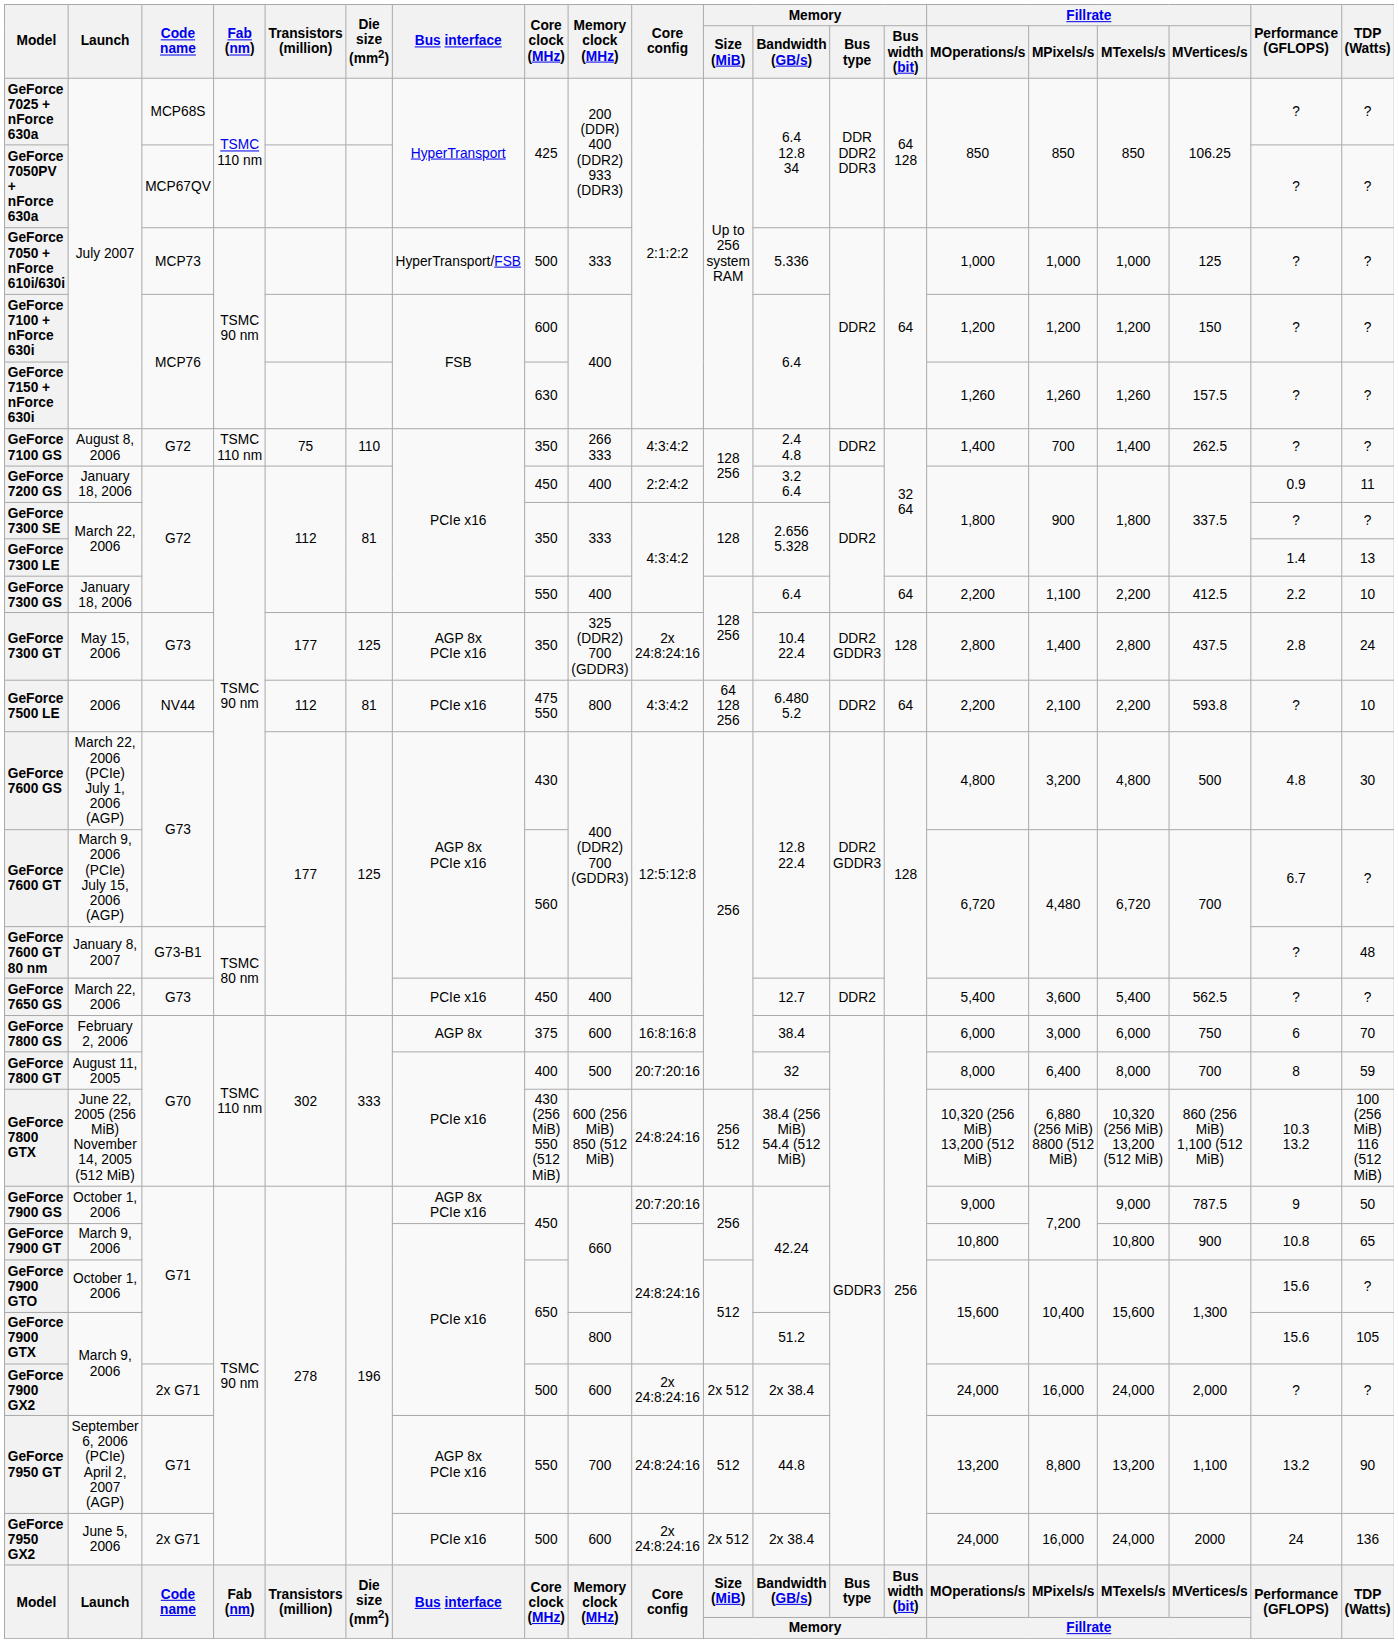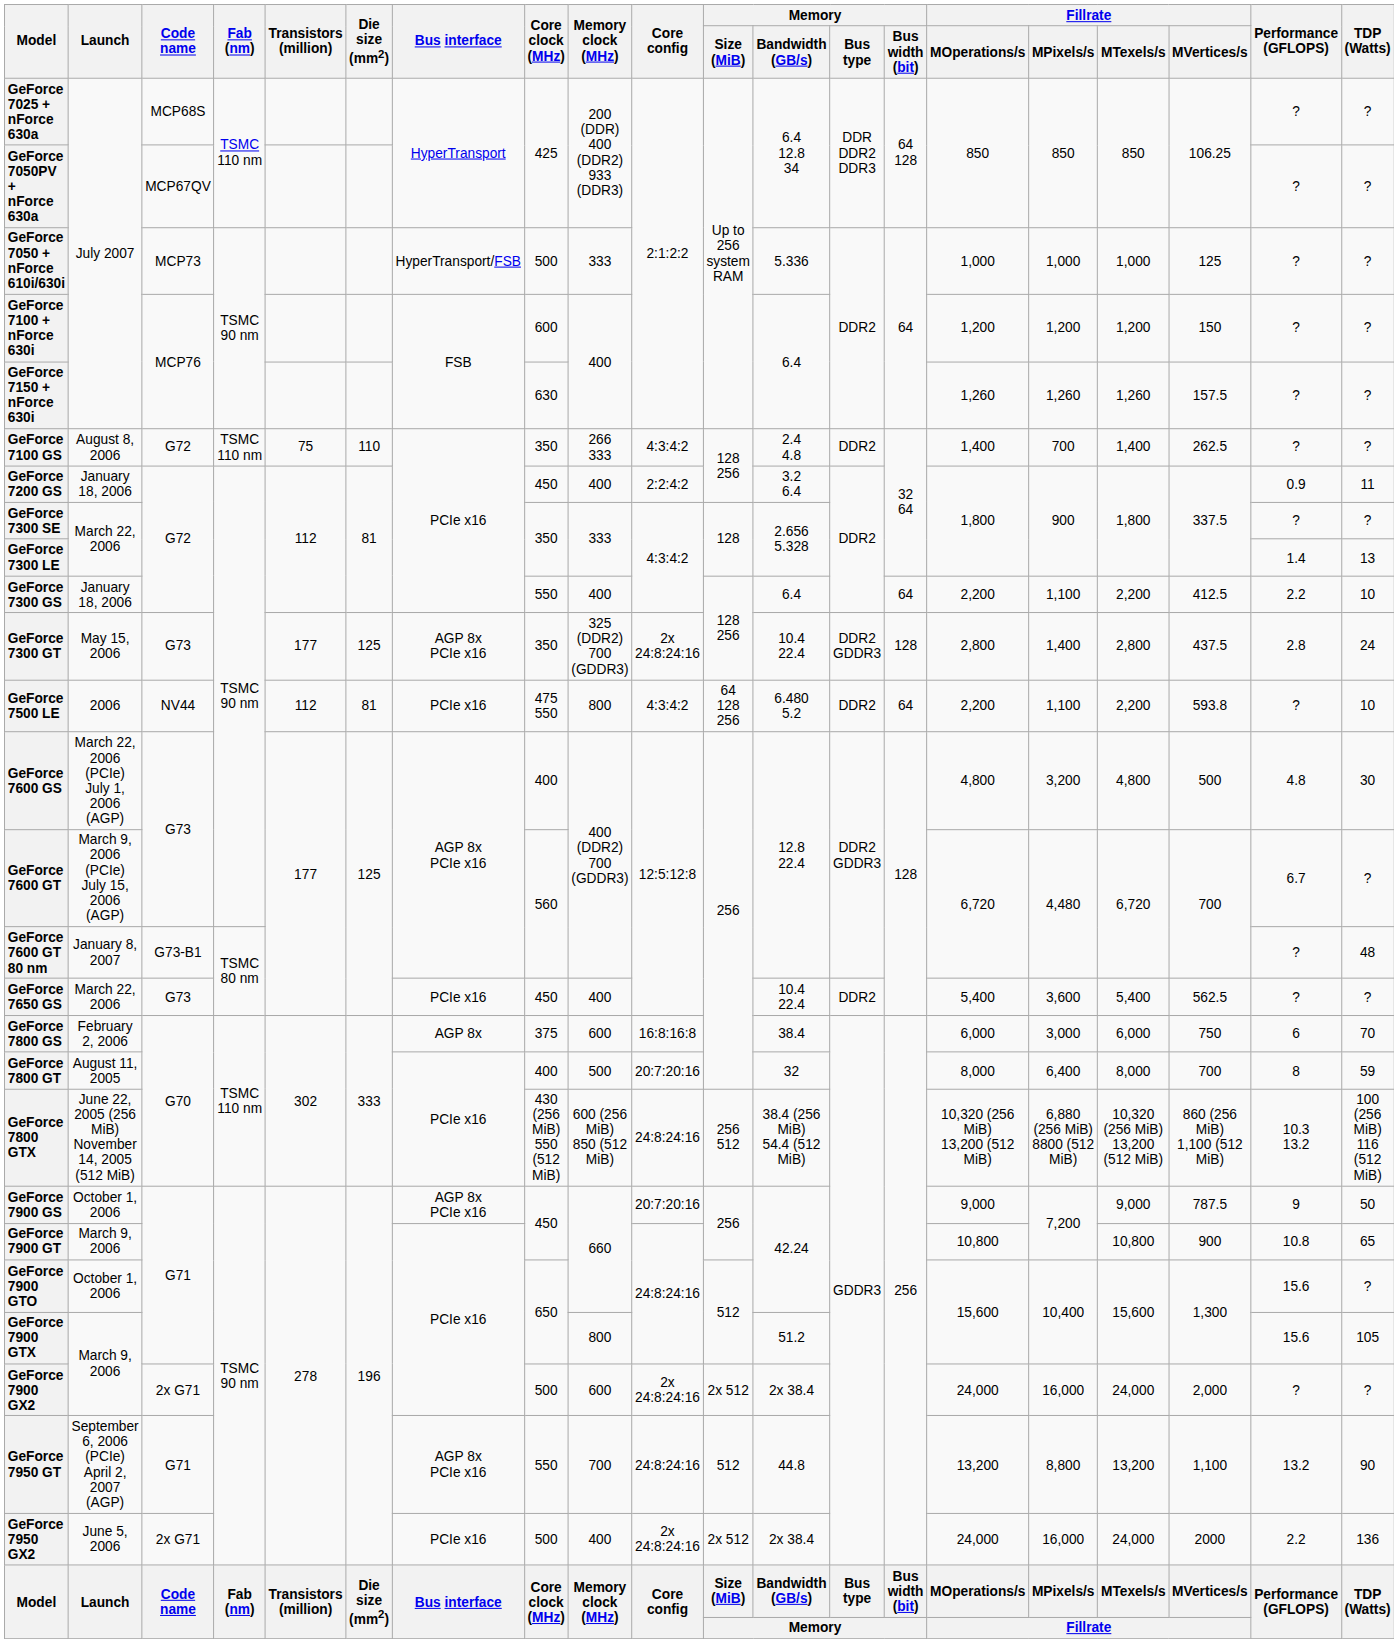(1063, 705) 2,100 -> (1063, 705) 1,100
(546, 780) 430 -> (546, 780) 400
(792, 997) 12.7 -> (792, 997) 10.4 22.4
(600, 1539) 600 -> (600, 1539) 400
(1296, 1539) 24 -> (1296, 1539) 2.2
